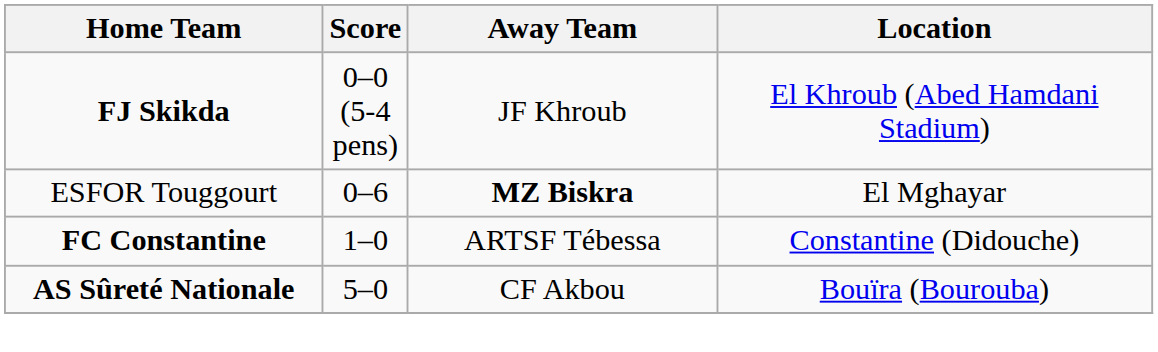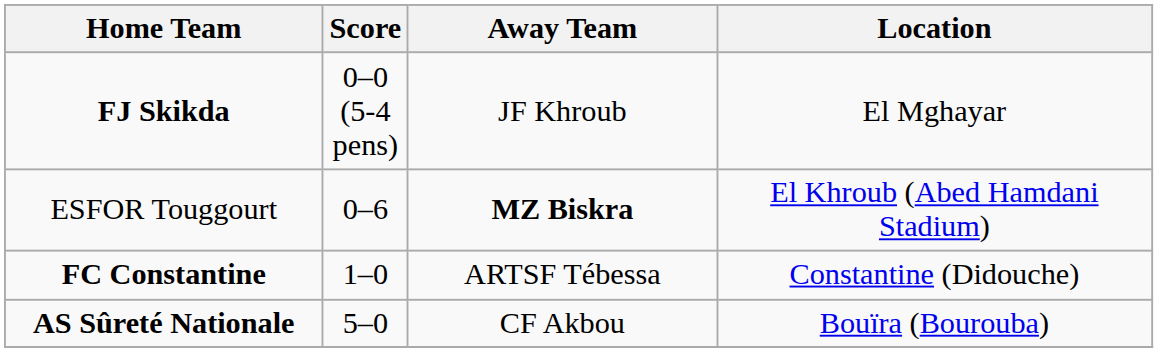(934, 110) El Khroub (Abed Hamdani Stadium) -> (934, 110) El Mghayar
(934, 192) El Mghayar -> (934, 209) El Khroub (Abed Hamdani Stadium)
